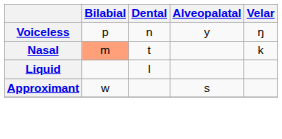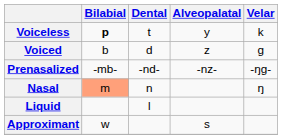(105, 32) normal -> (105, 32) bold
(149, 32) n -> (149, 32) t
(261, 32) ŋ -> (261, 32) k
+ row: (43, 50)
+ row: (43, 69)
(149, 50) t -> (149, 87) n
(261, 50) k -> (261, 87) ŋ
